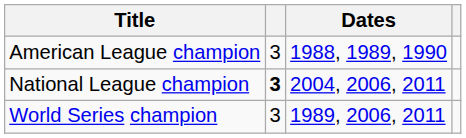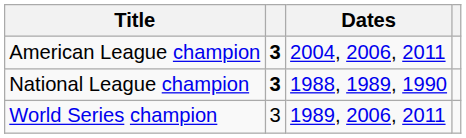(275, 52) normal -> (275, 52) bold
(369, 52) 1988, 1989, 1990 -> (368, 52) 2004, 2006, 2011
(368, 84) 2004, 2006, 2011 -> (369, 84) 1988, 1989, 1990
